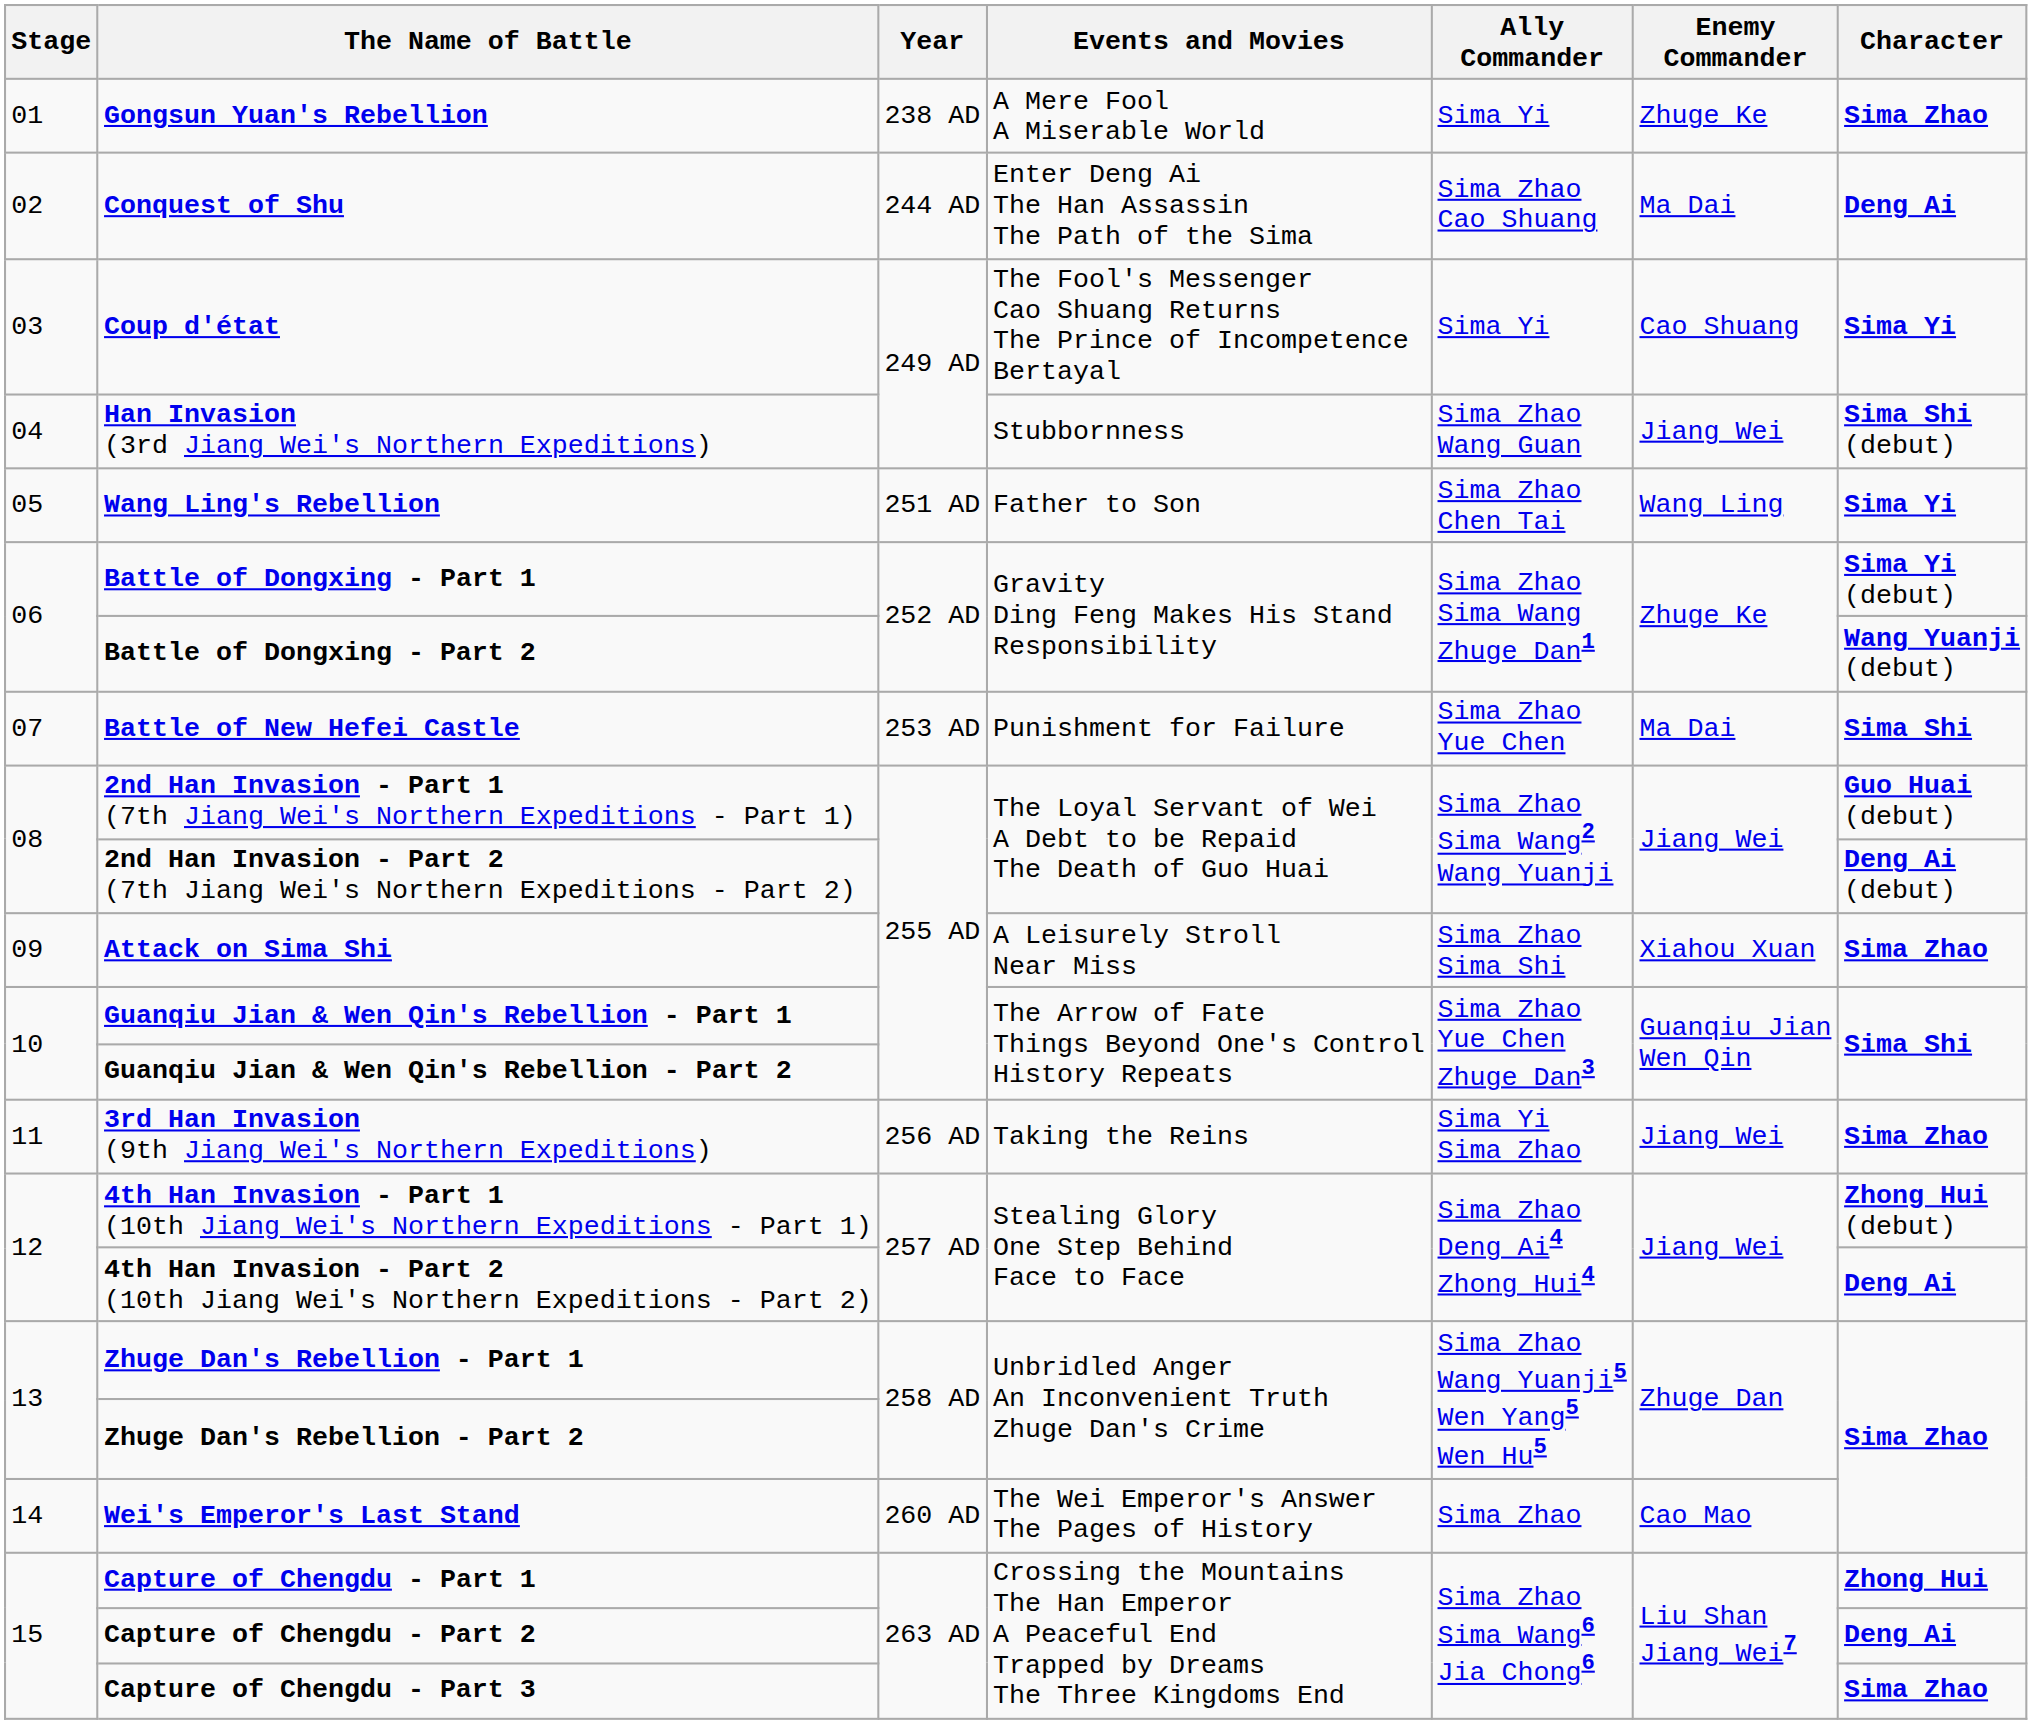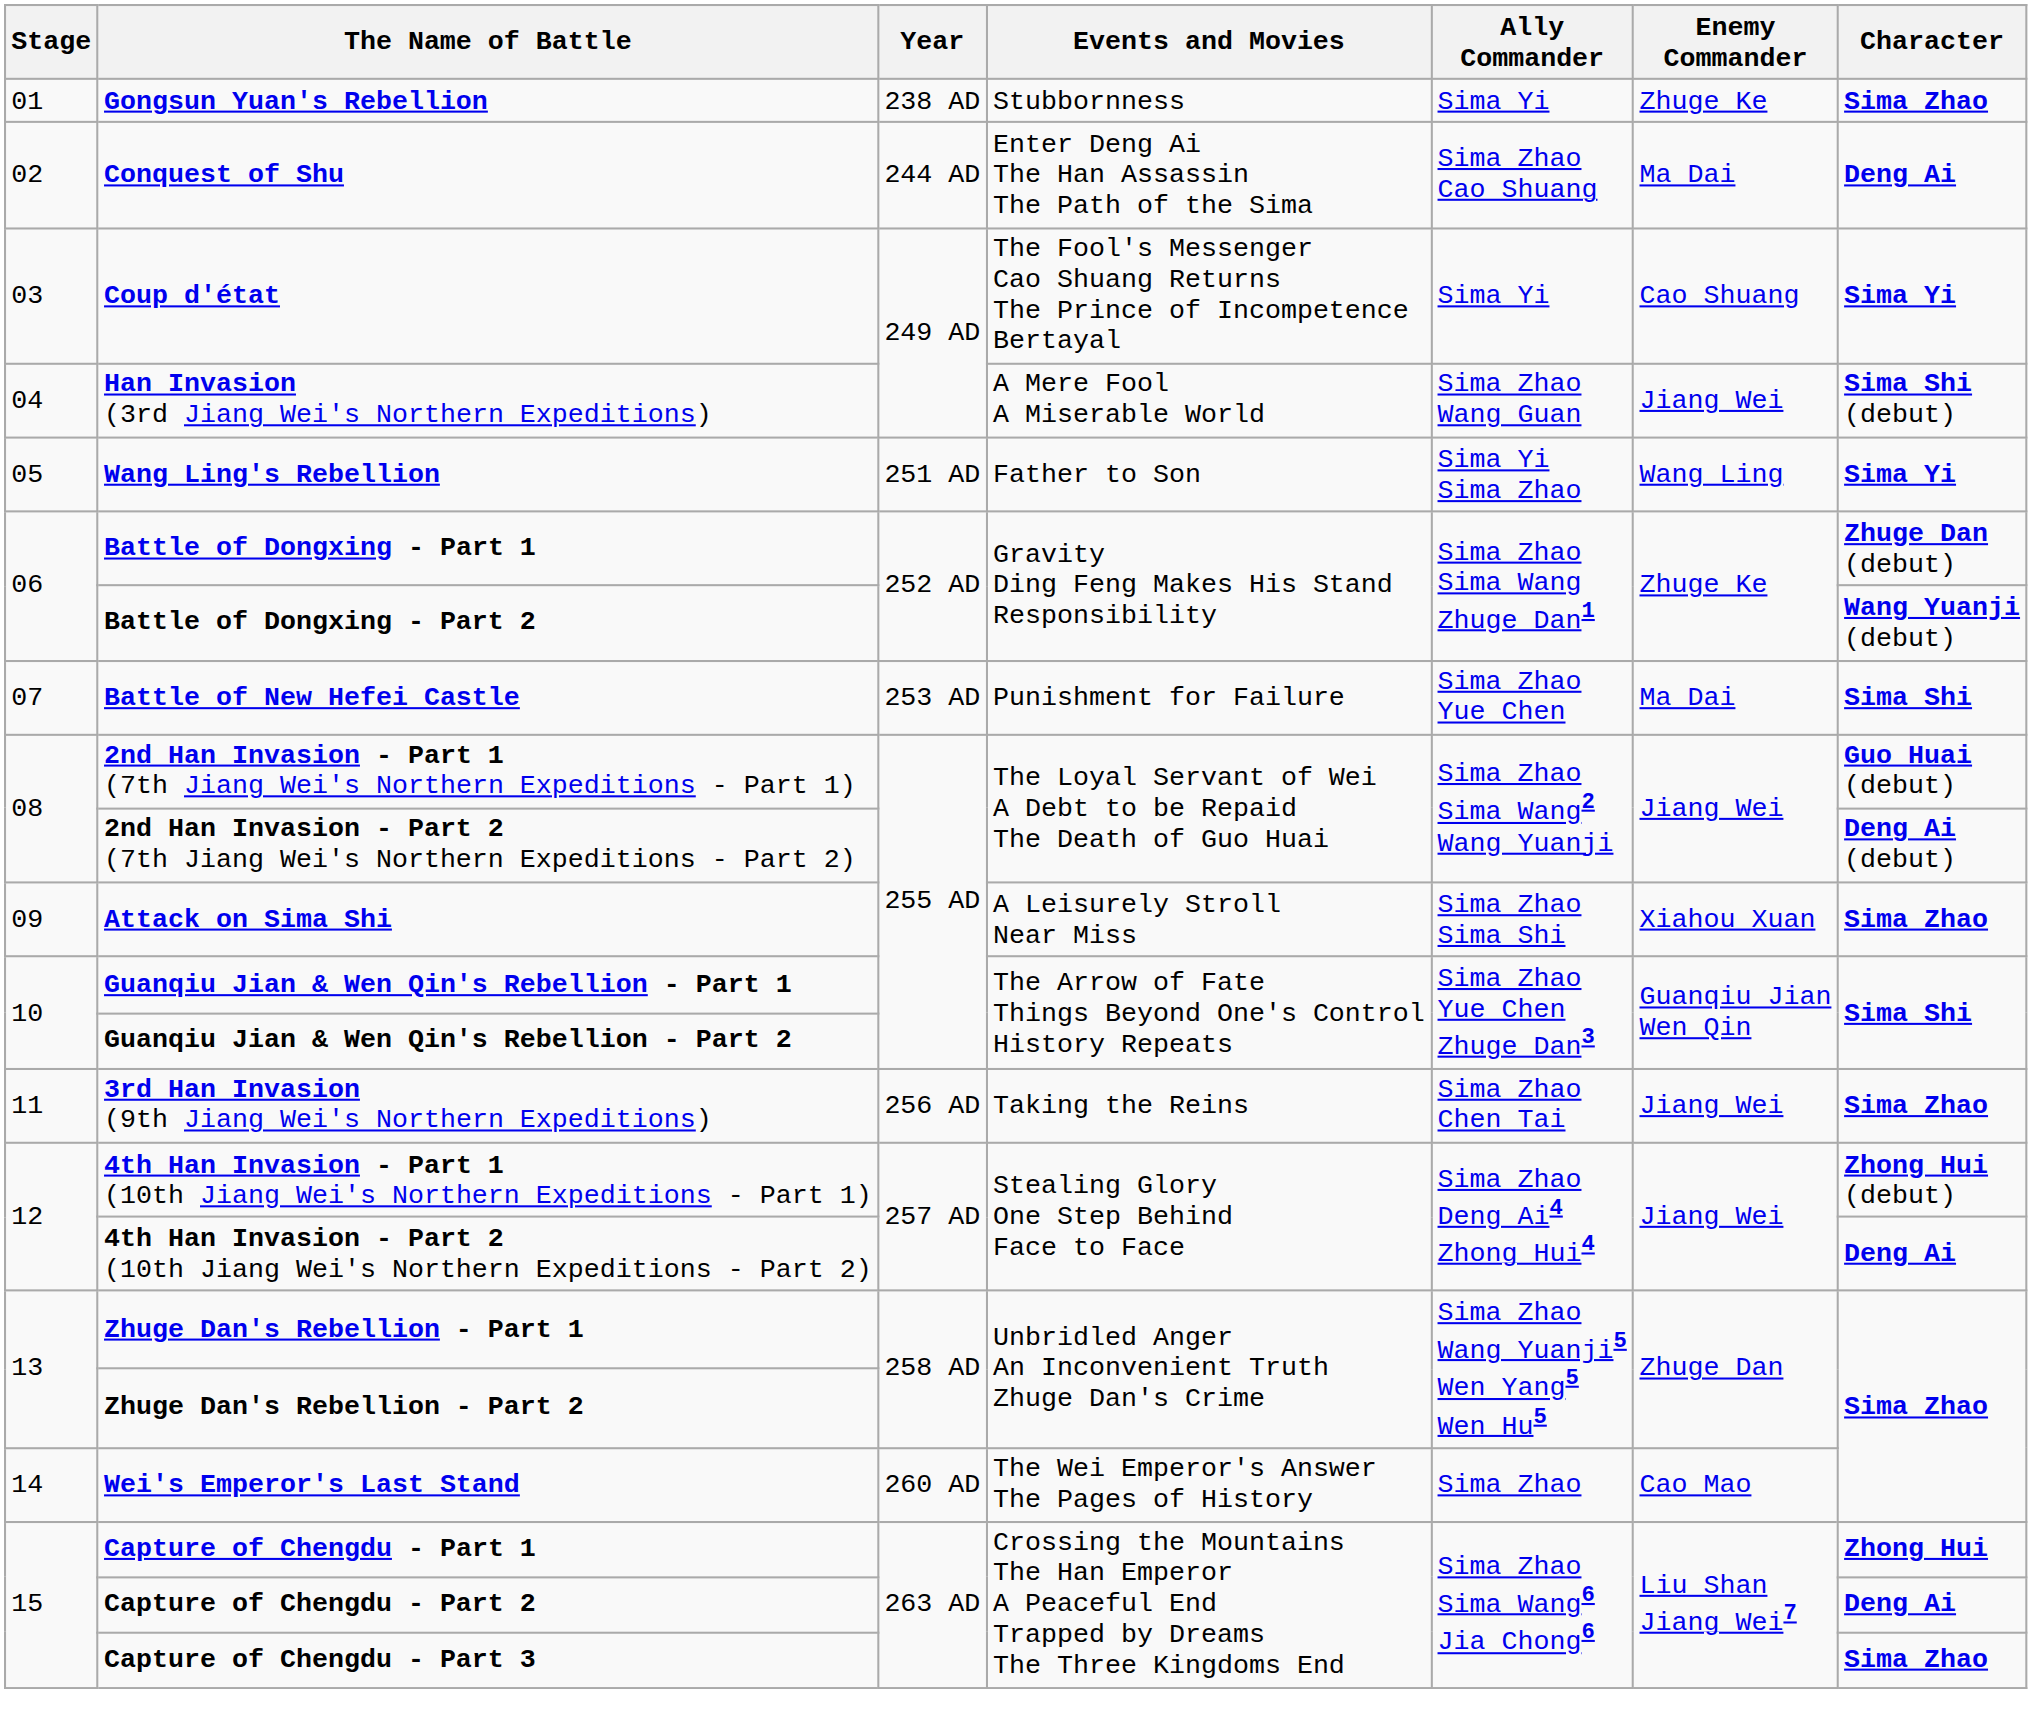(1129, 116) A Mere Fool A Miserable World -> (1089, 101) Stubbornness
(1089, 431) Stubbornness -> (1129, 400) A Mere Fool A Miserable World
(1510, 505) Sima Zhao Chen Tai -> (1510, 475) Sima Yi Sima Zhao
(1900, 579) Sima Yi (debut) -> (1916, 549) Zhuge Dan (debut)
(1510, 1136) Sima Yi Sima Zhao -> (1510, 1106) Sima Zhao Chen Tai
